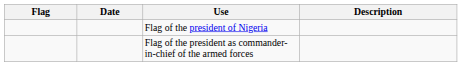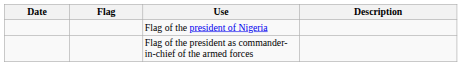columns swapped: (41, 12) <-> (110, 12)
